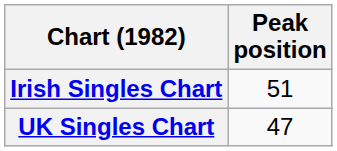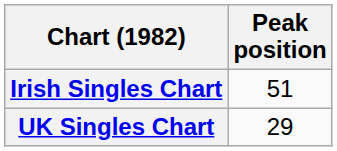(280, 126) 47 -> (280, 126) 29
